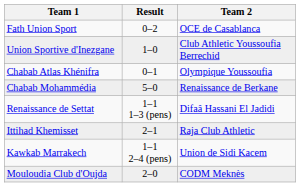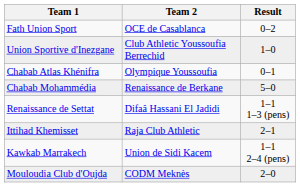columns swapped: (236, 12) <-> (150, 12)
